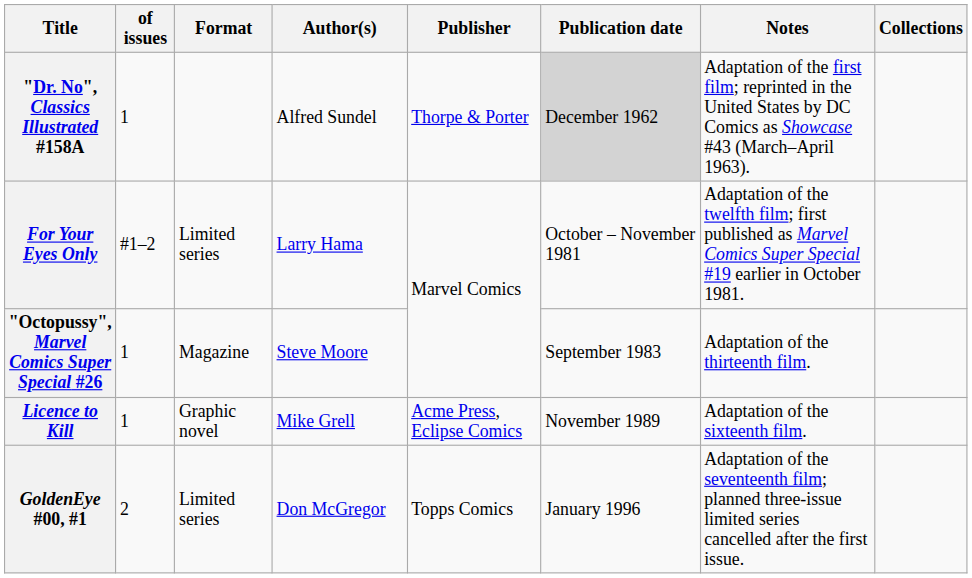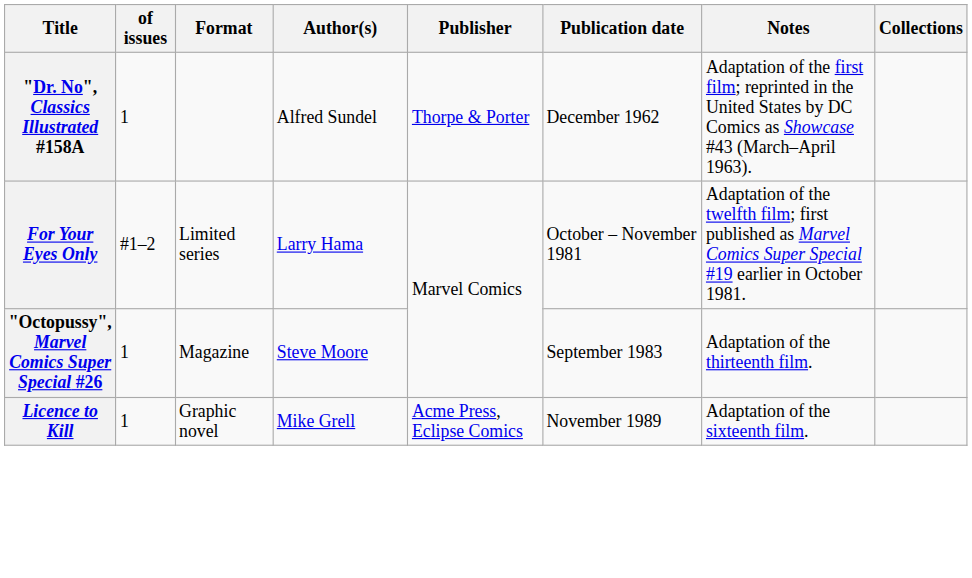(602, 116) lightgrey background -> (603, 116) no background
- row: (60, 509)
